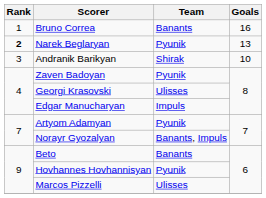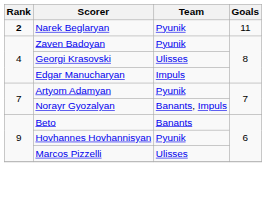- row: (65, 28)
(245, 43) 13 -> (245, 28) 11
- row: (76, 59)
